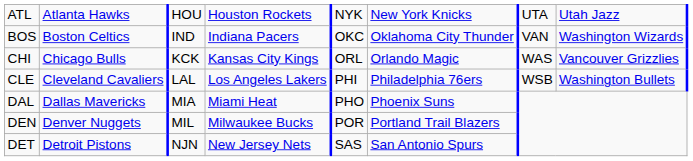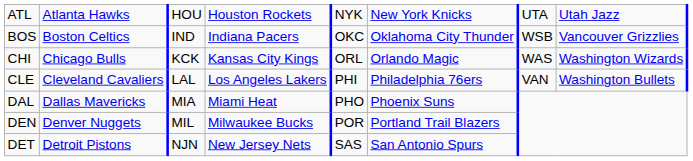(535, 36) VAN -> (537, 36) WSB
(621, 36) Washington Wizards -> (619, 36) Vancouver Grizzlies
(619, 58) Vancouver Grizzlies -> (621, 58) Washington Wizards
(537, 79) WSB -> (535, 79) VAN
